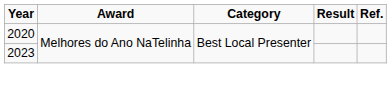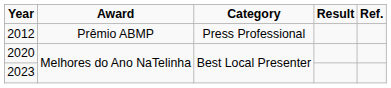+ row: (21, 33)
